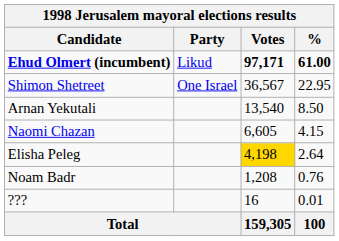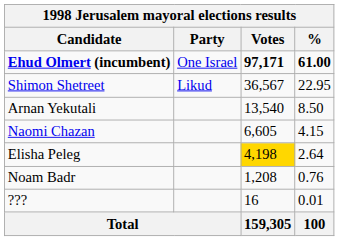(195, 62) Likud -> (207, 62) One Israel
(207, 85) One Israel -> (195, 85) Likud
